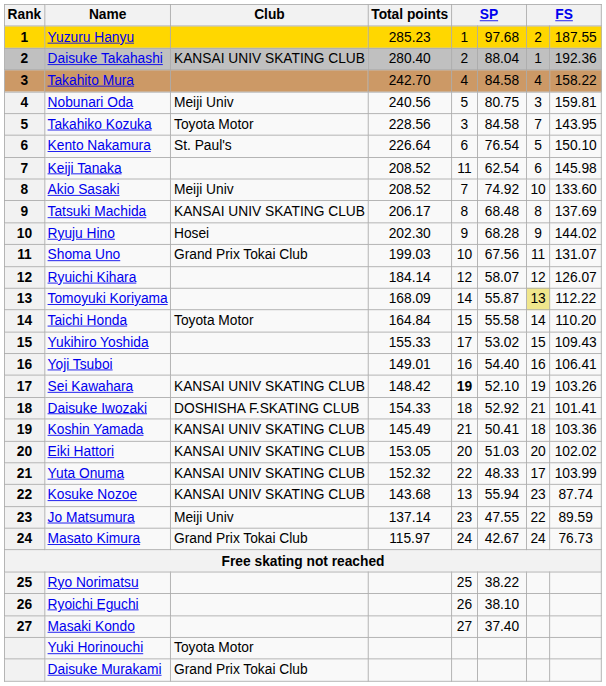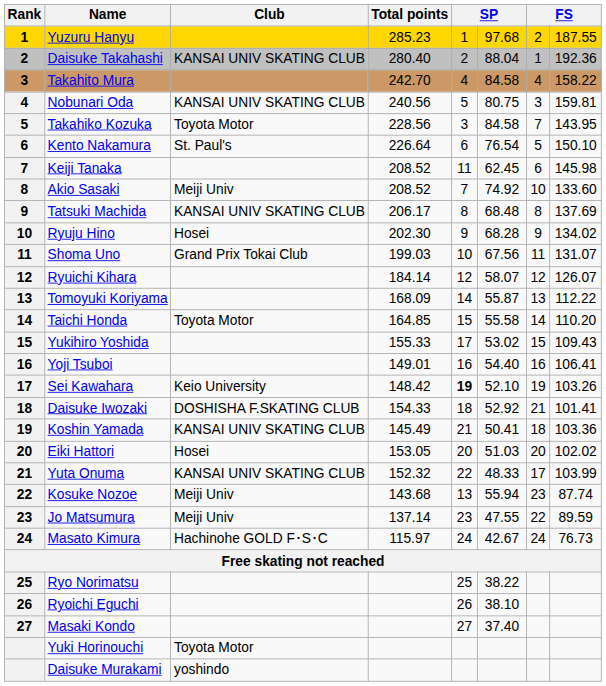(204, 102) Meiji Univ -> (269, 102) KANSAI UNIV SKATING CLUB
(502, 168) 62.54 -> (502, 168) 62.45
(576, 233) 144.02 -> (576, 233) 134.02
(538, 299) khaki background -> (538, 299) no background
(410, 320) 164.84 -> (410, 320) 164.85
(269, 386) KANSAI UNIV SKATING CLUB -> (220, 386) Keio University
(269, 451) KANSAI UNIV SKATING CLUB -> (192, 451) Hosei
(269, 495) KANSAI UNIV SKATING CLUB -> (204, 495) Meiji Univ
(241, 539) Grand Prix Tokai Club -> (251, 539) Hachinohe GOLD F･S･C
(241, 670) Grand Prix Tokai Club -> (202, 670) yoshindo
